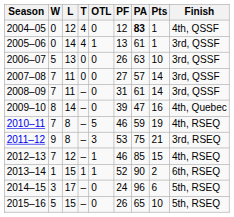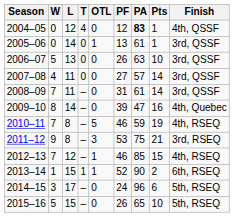(83, 44) 4 -> (83, 44) 0
(53, 76) 7 -> (53, 76) 4
